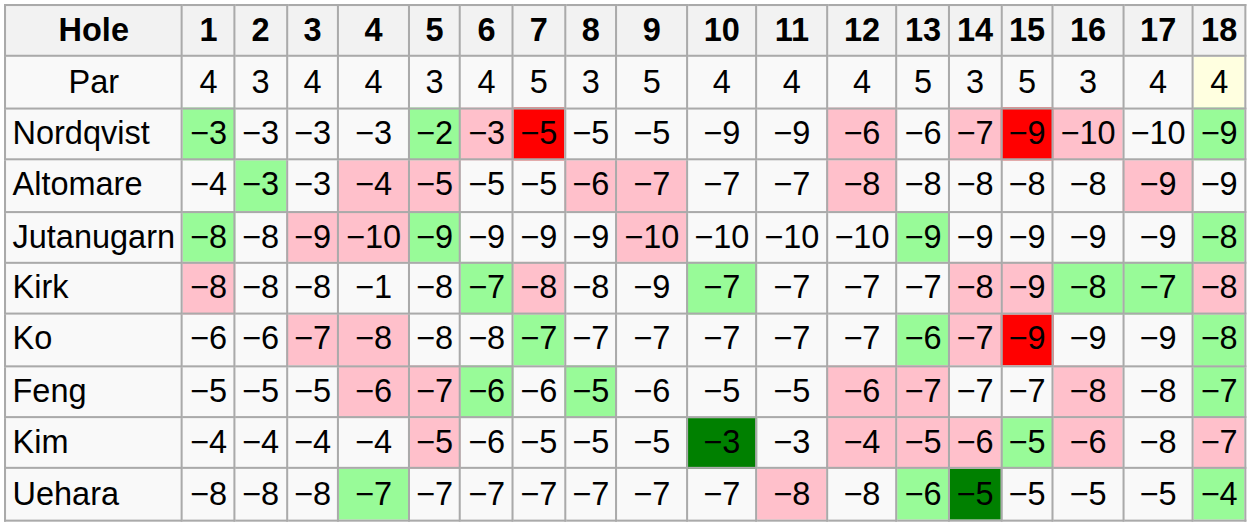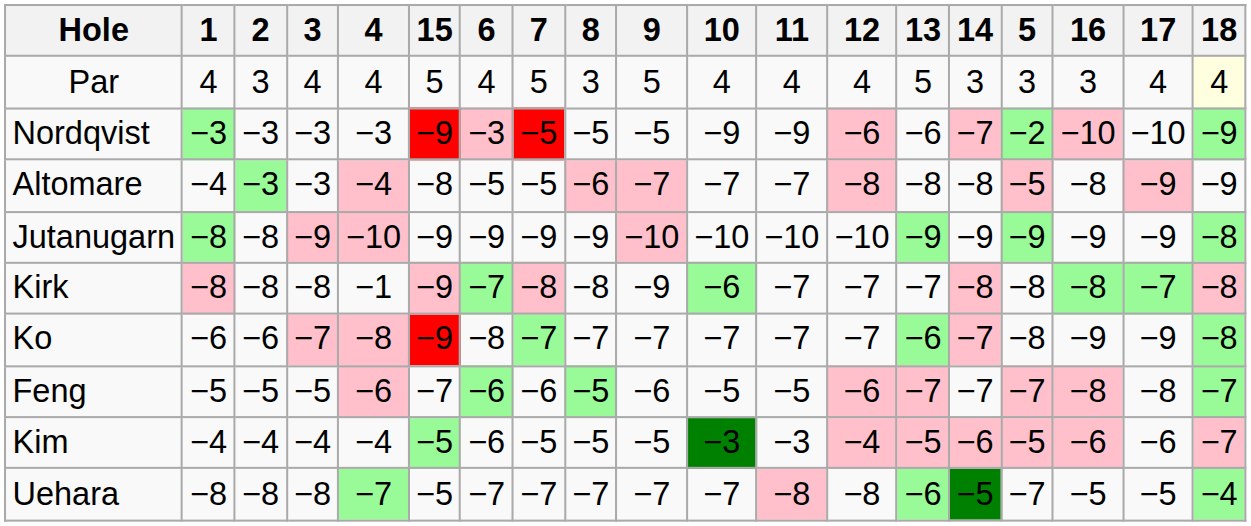columns swapped: (435, 30) <-> (1027, 30)
(722, 287) −7 -> (722, 287) −6
(1158, 442) −8 -> (1158, 442) −6
